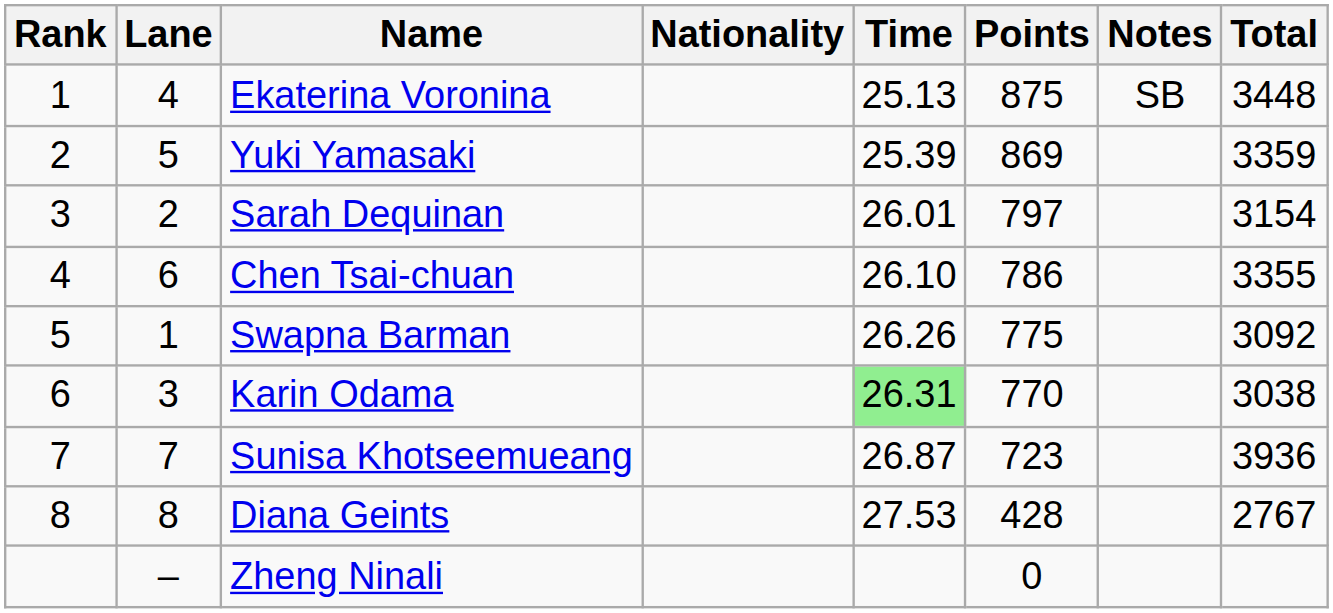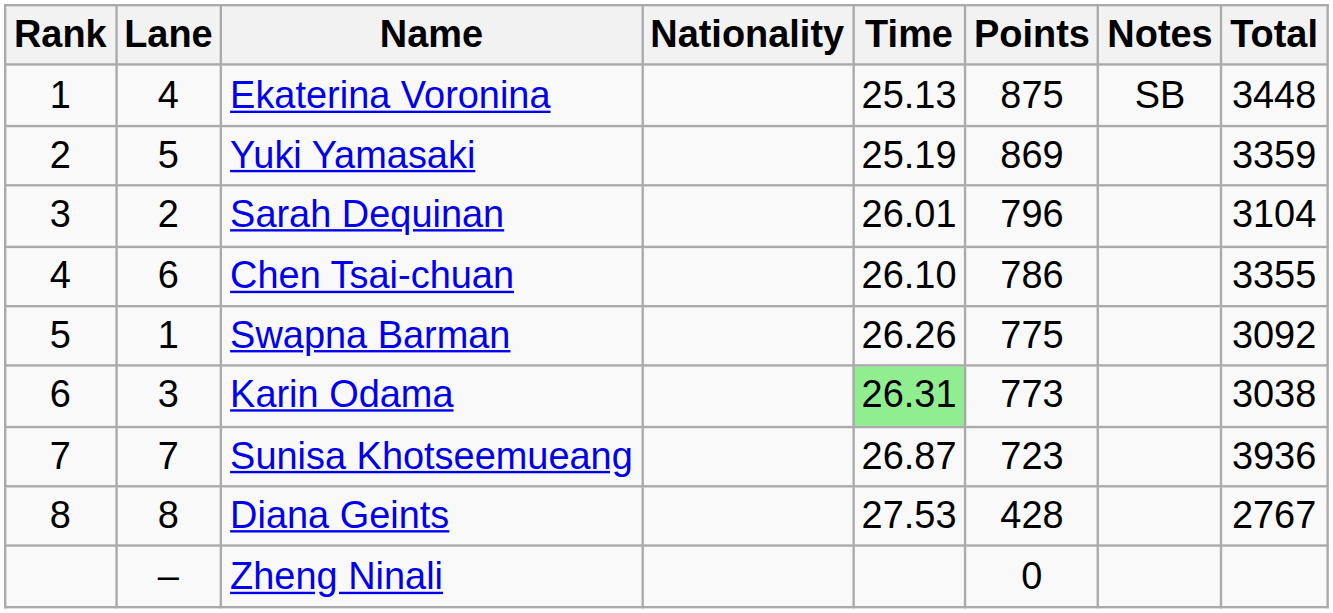(909, 154) 25.39 -> (909, 154) 25.19
(1032, 214) 797 -> (1032, 214) 796
(1274, 214) 3154 -> (1274, 214) 3104
(1032, 395) 770 -> (1032, 395) 773
